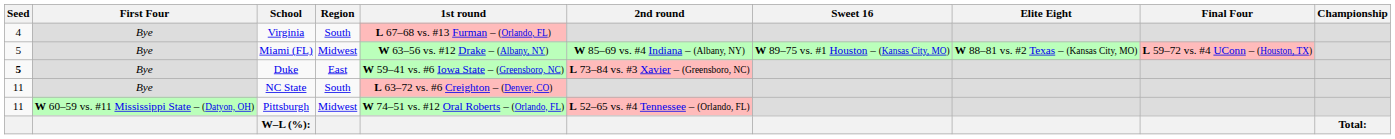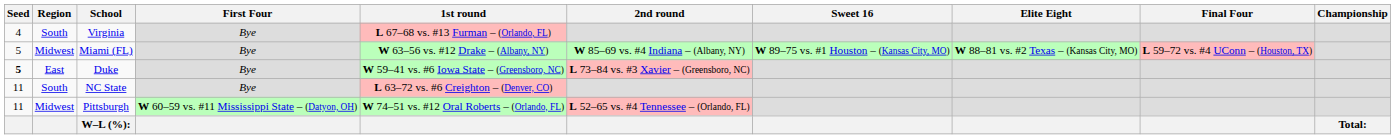columns swapped: (338, 14) <-> (144, 14)
